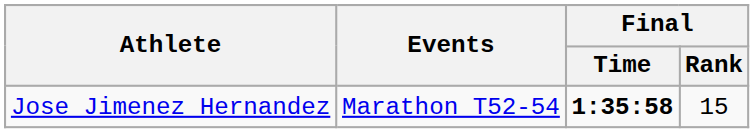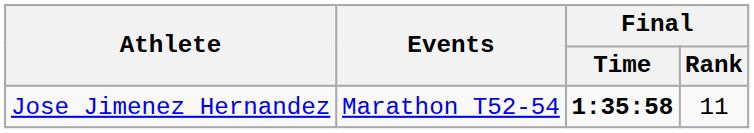(714, 106) 15 -> (714, 106) 11
